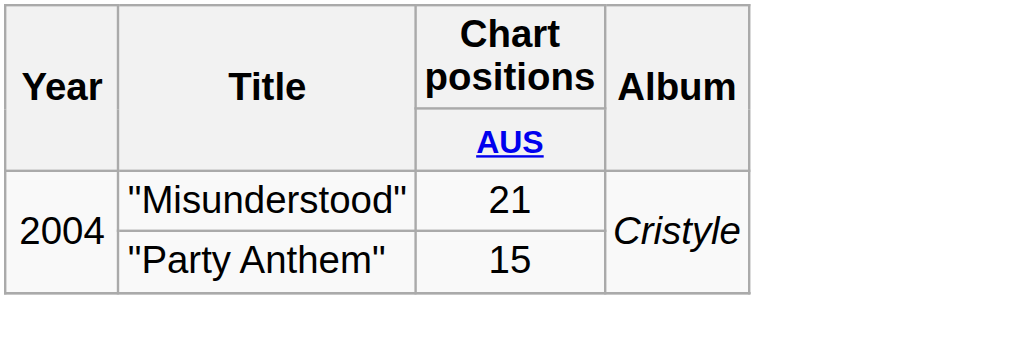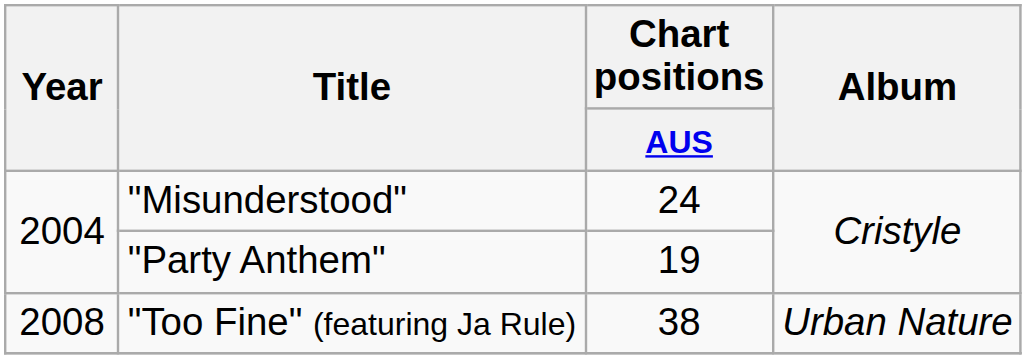(510, 199) 21 -> (679, 199) 24
(510, 260) 15 -> (679, 260) 19
+ row: (352, 321)
